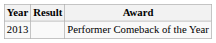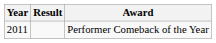(18, 30) 2013 -> (17, 30) 2011
